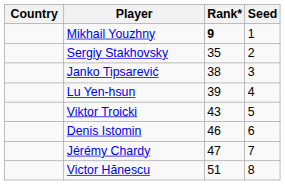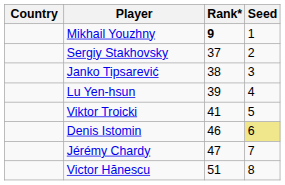(214, 53) 35 -> (214, 53) 37
(214, 111) 43 -> (214, 111) 41
(251, 131) no background -> (251, 131) khaki background
